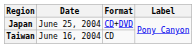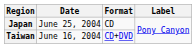(119, 24) CD+DVD -> (109, 24) CD
(109, 37) CD -> (119, 37) CD+DVD
